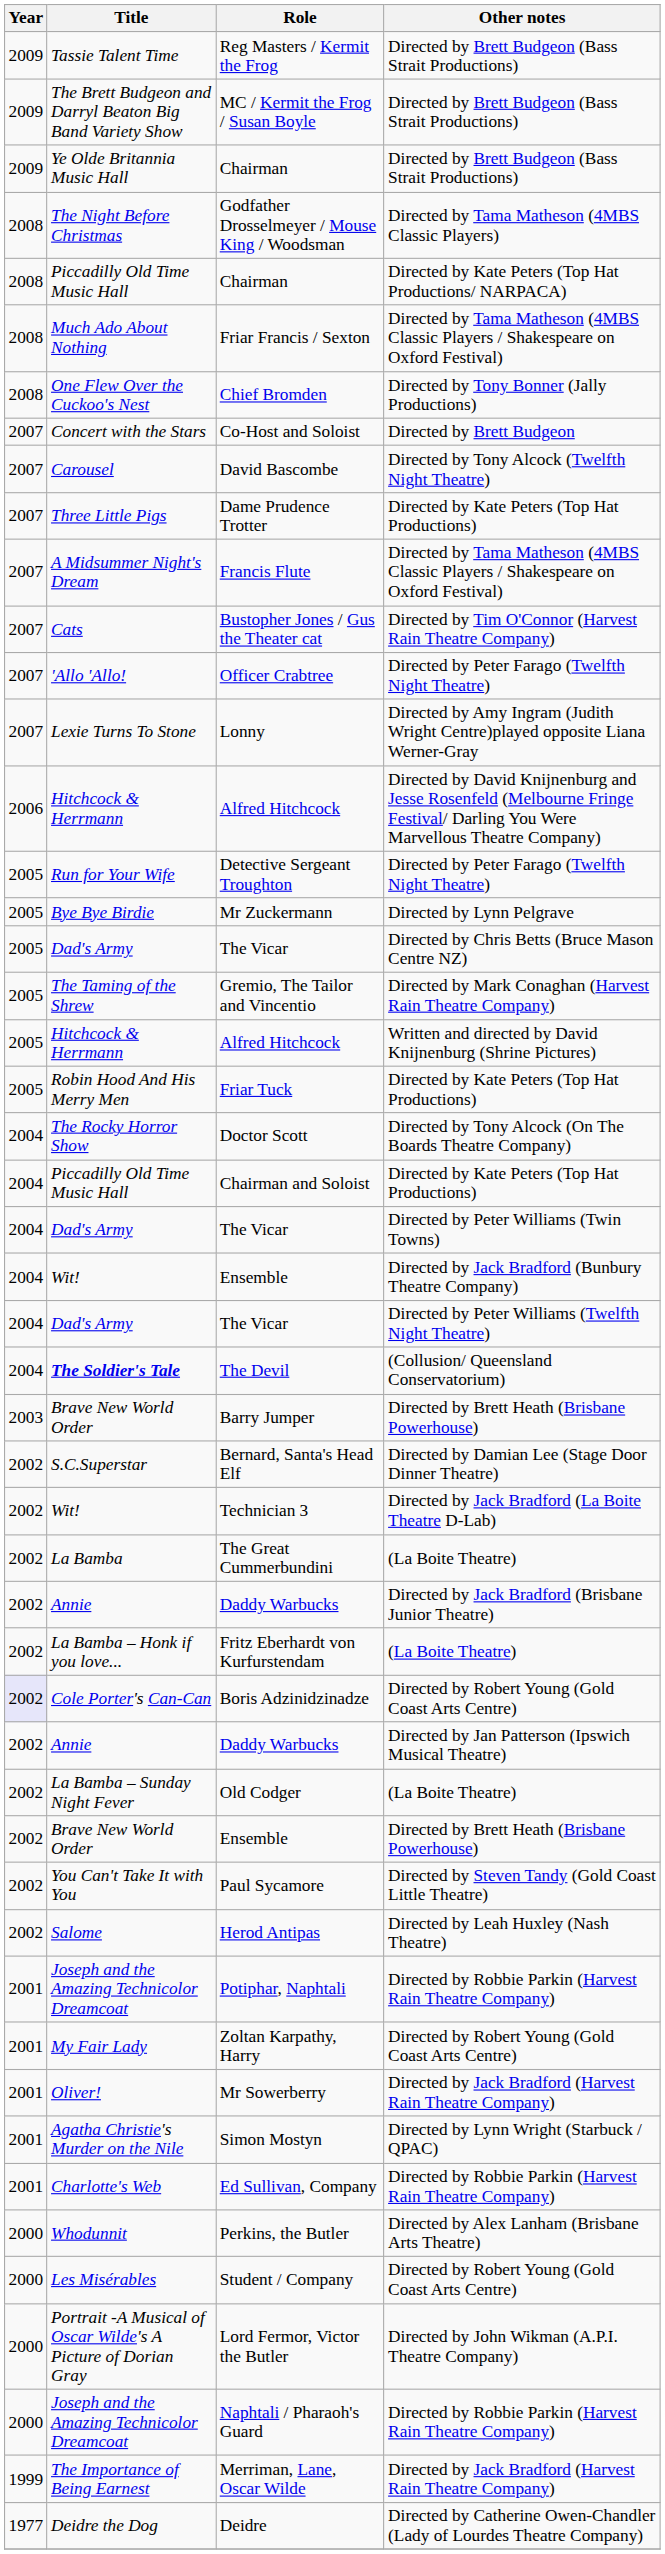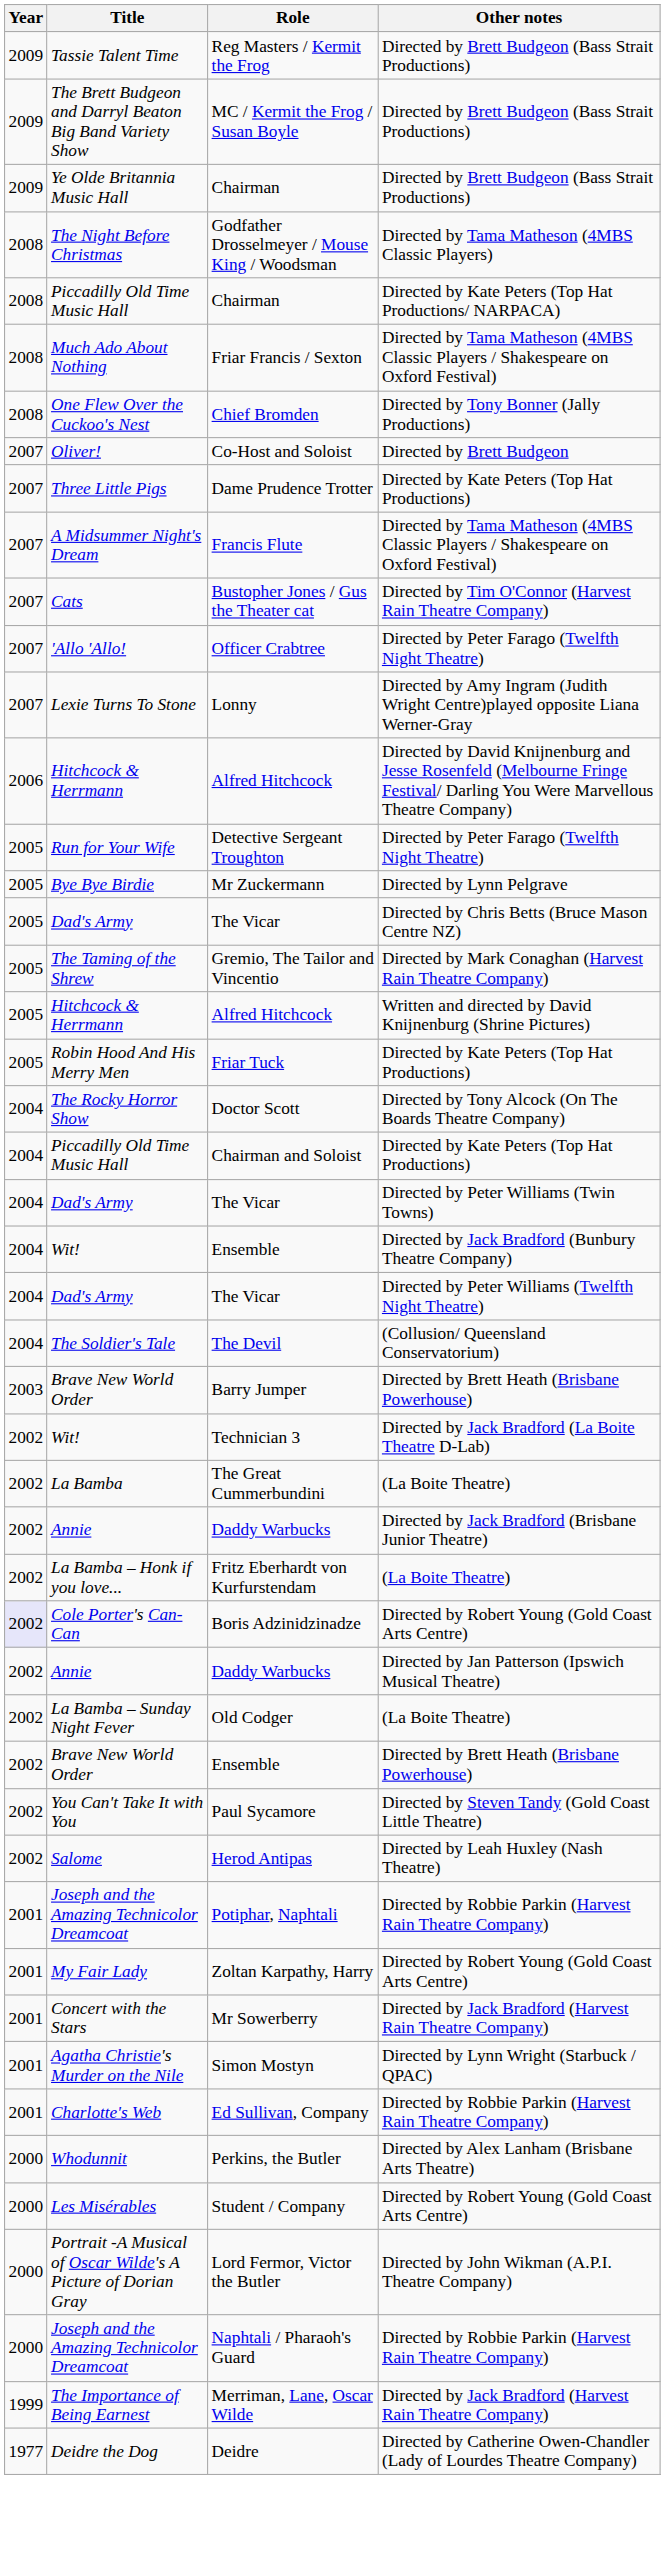(129, 431) Concert with the Stars -> (76, 451) Oliver!
- row: (279, 468)
(116, 1370) bold -> (113, 1343) normal
- row: (296, 1464)
(76, 2092) Oliver! -> (109, 2018) Concert with the Stars
